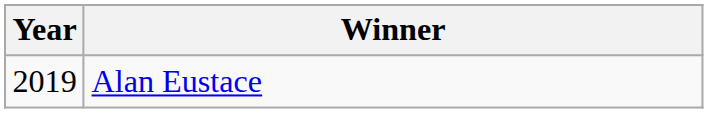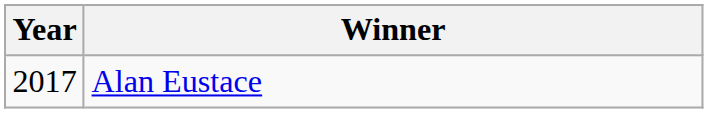(45, 81) 2019 -> (45, 81) 2017
